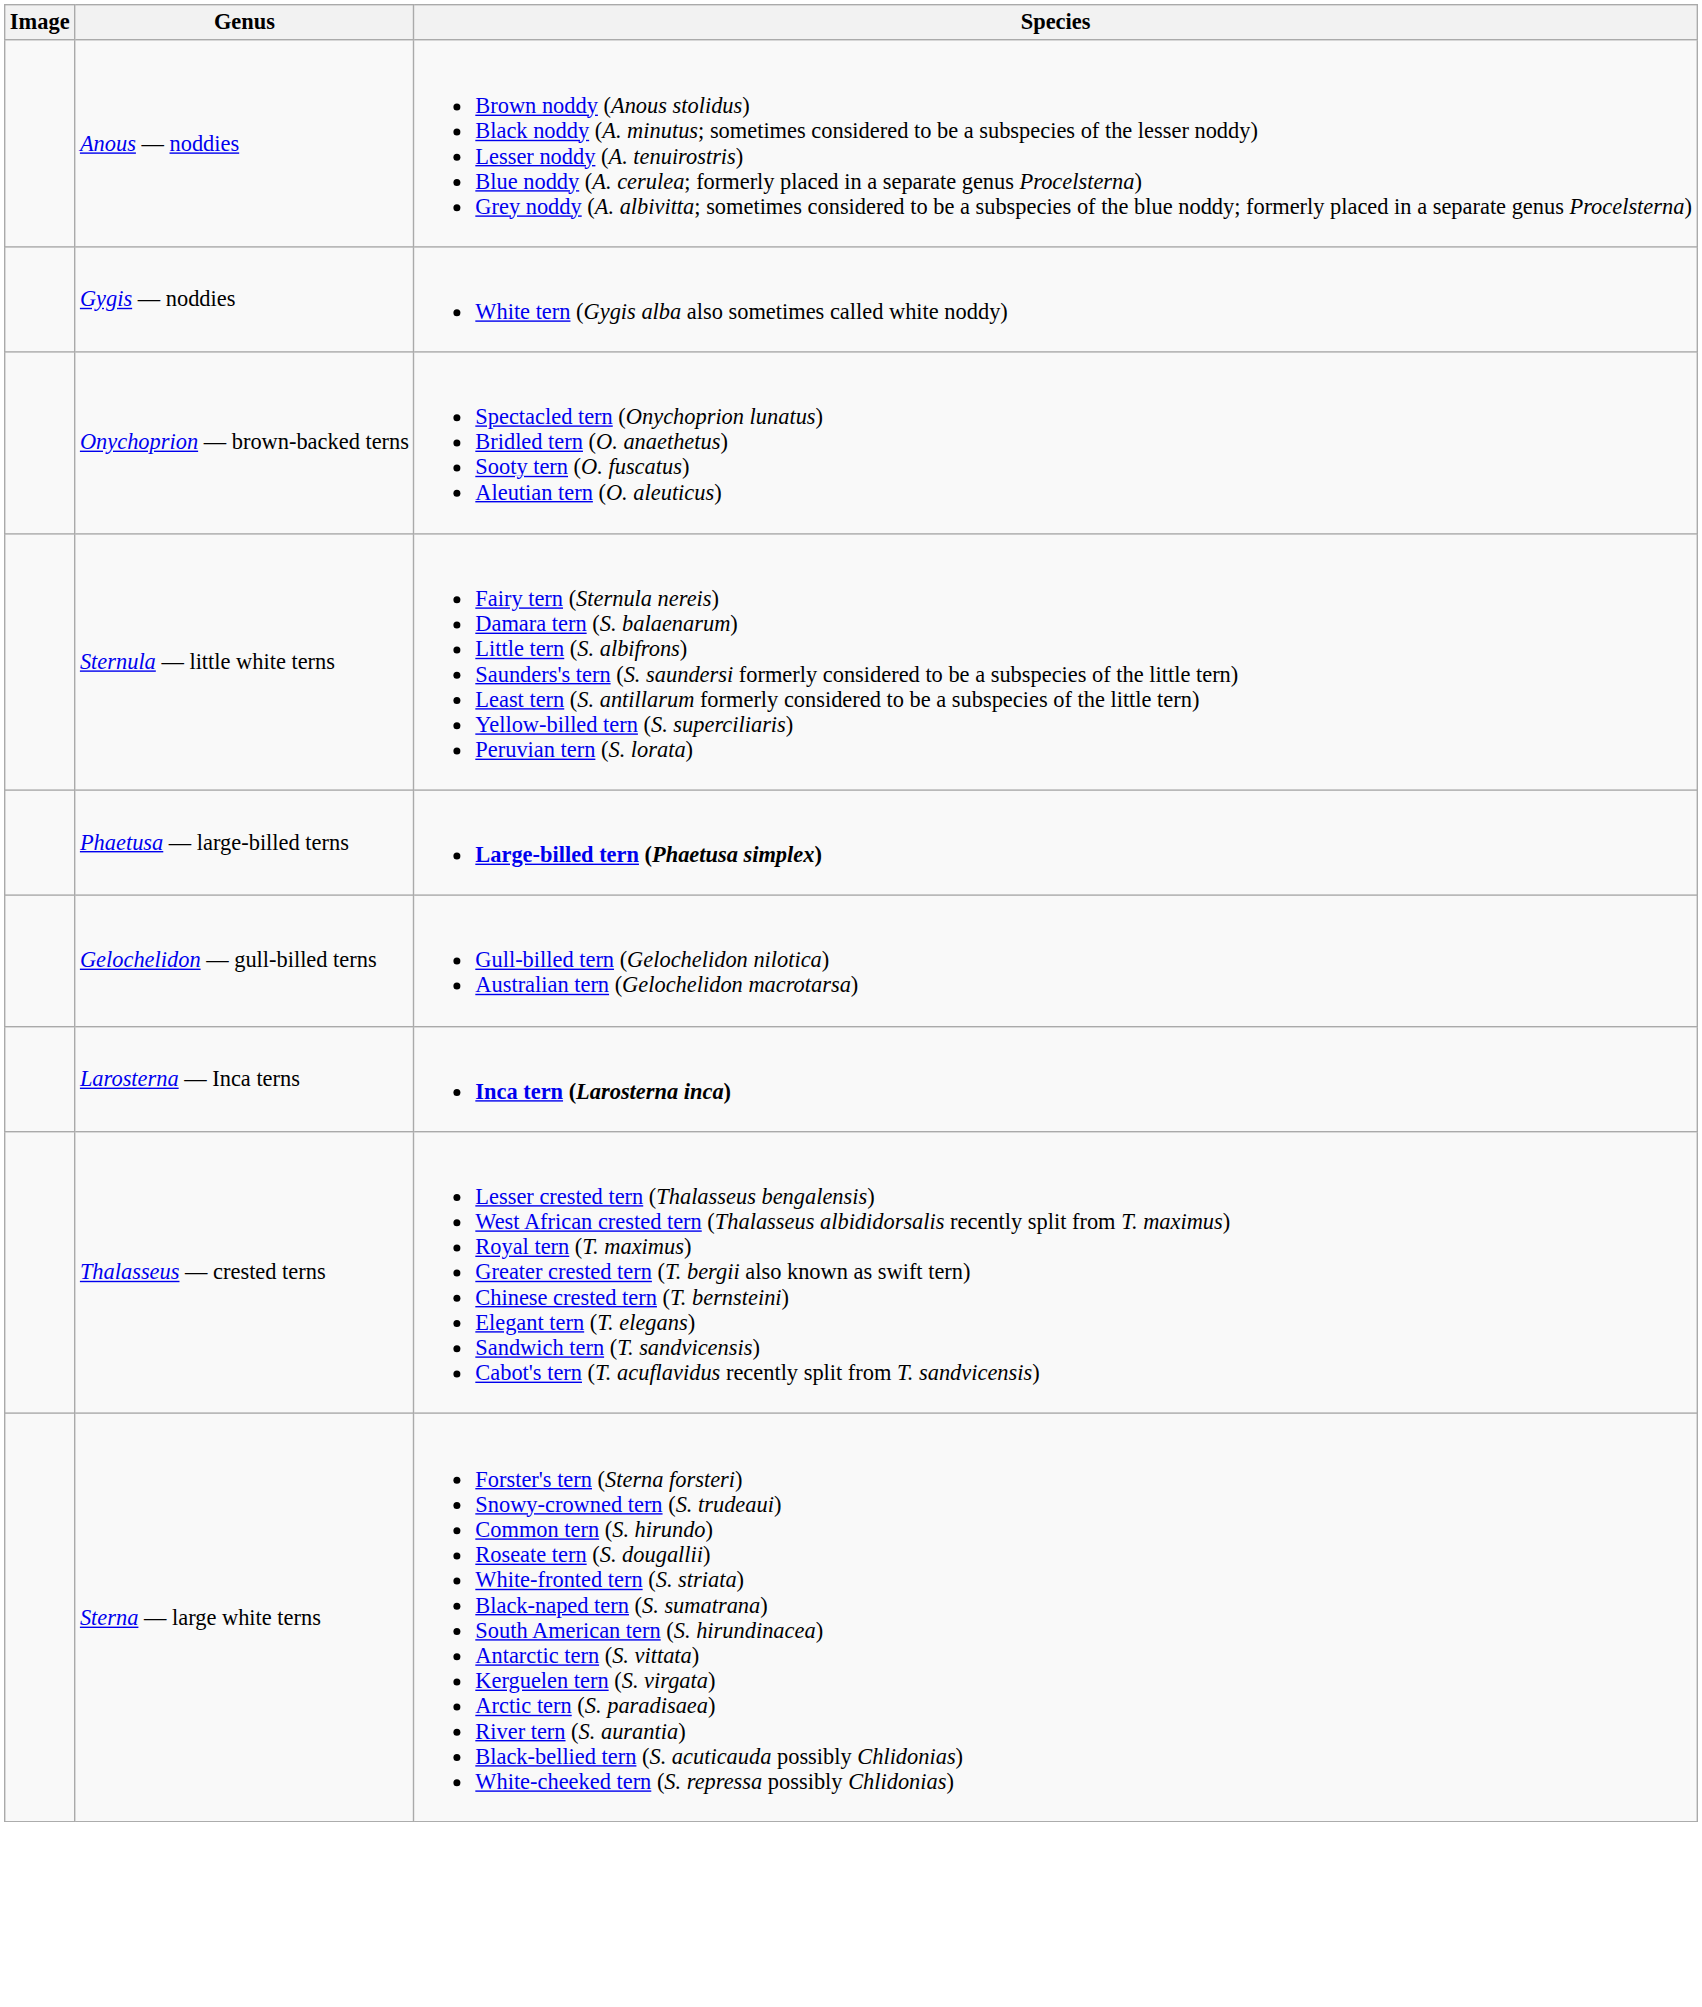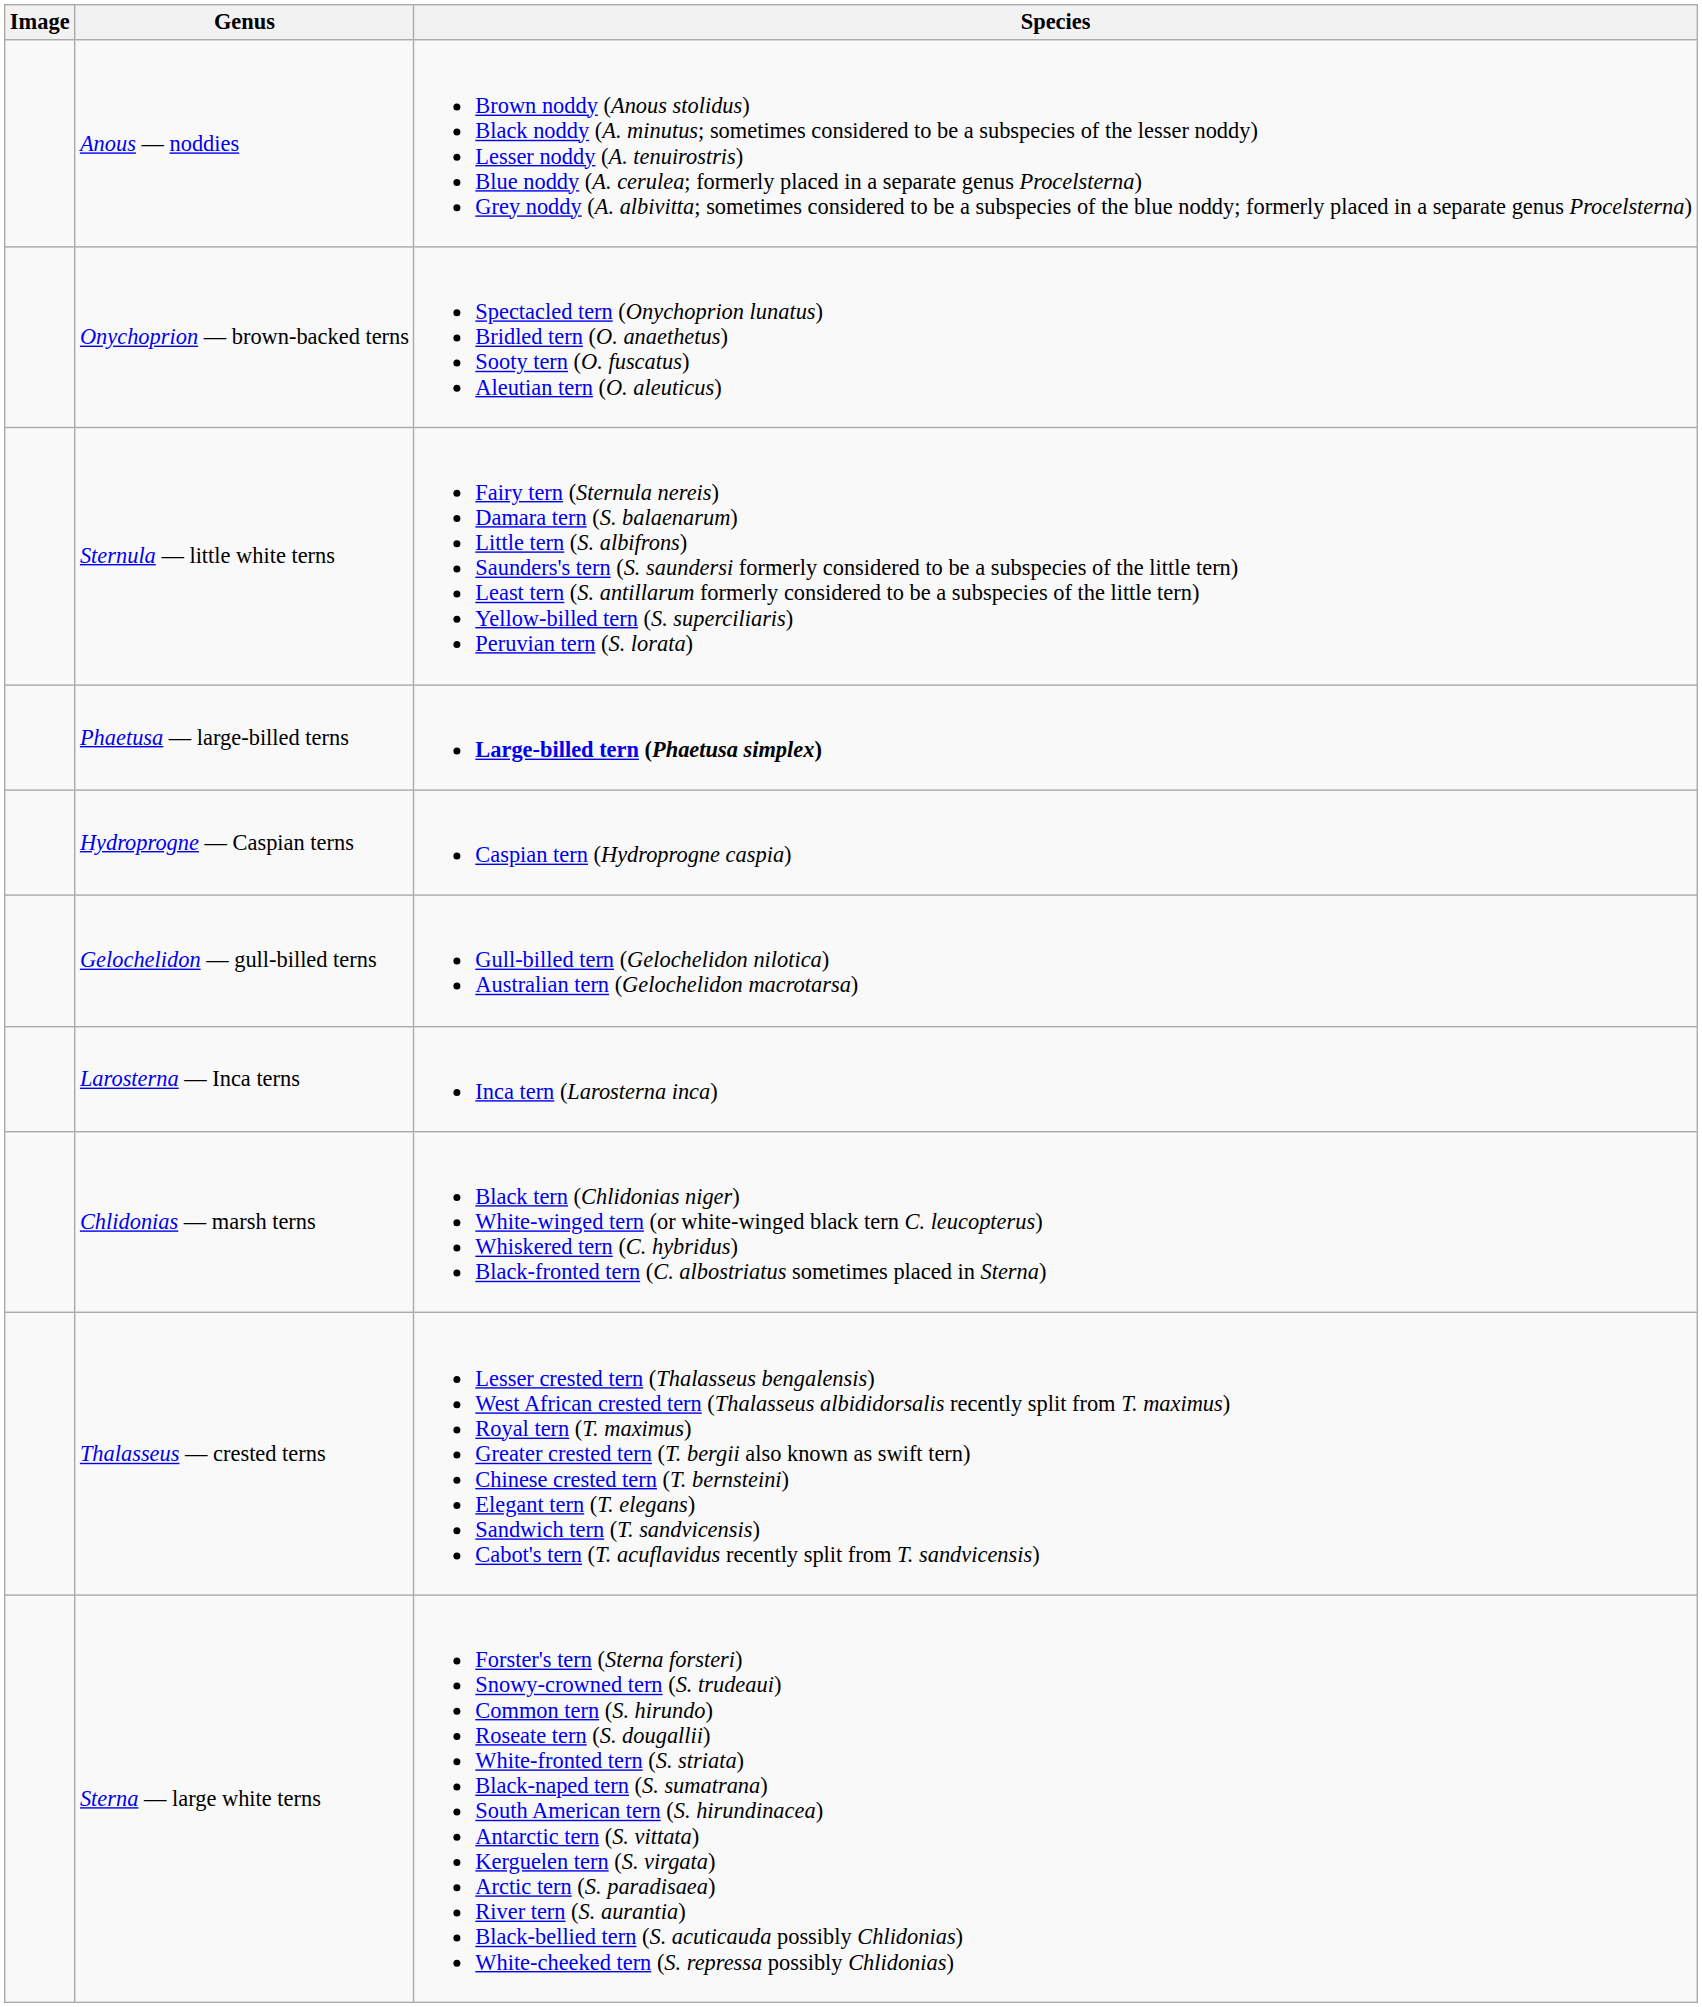- row: (158, 299)
+ row: (217, 842)
(1056, 1092) bold -> (1056, 1092) normal
+ row: (198, 1222)
